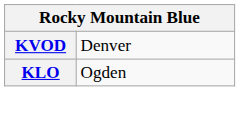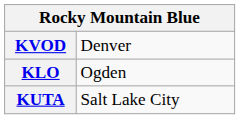+ row: (41, 99)
